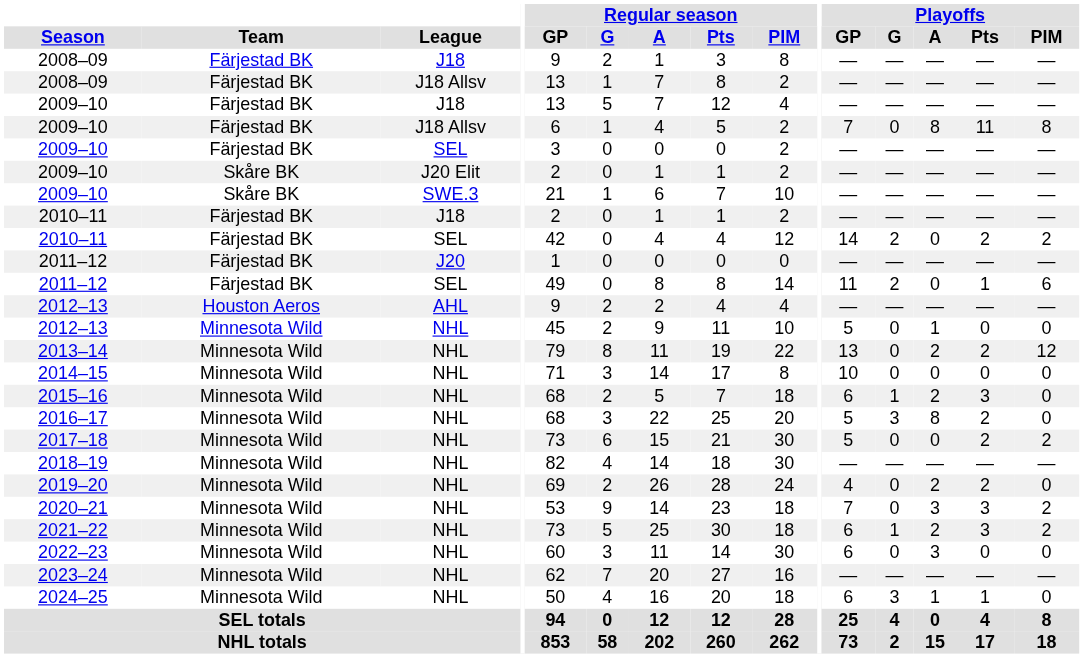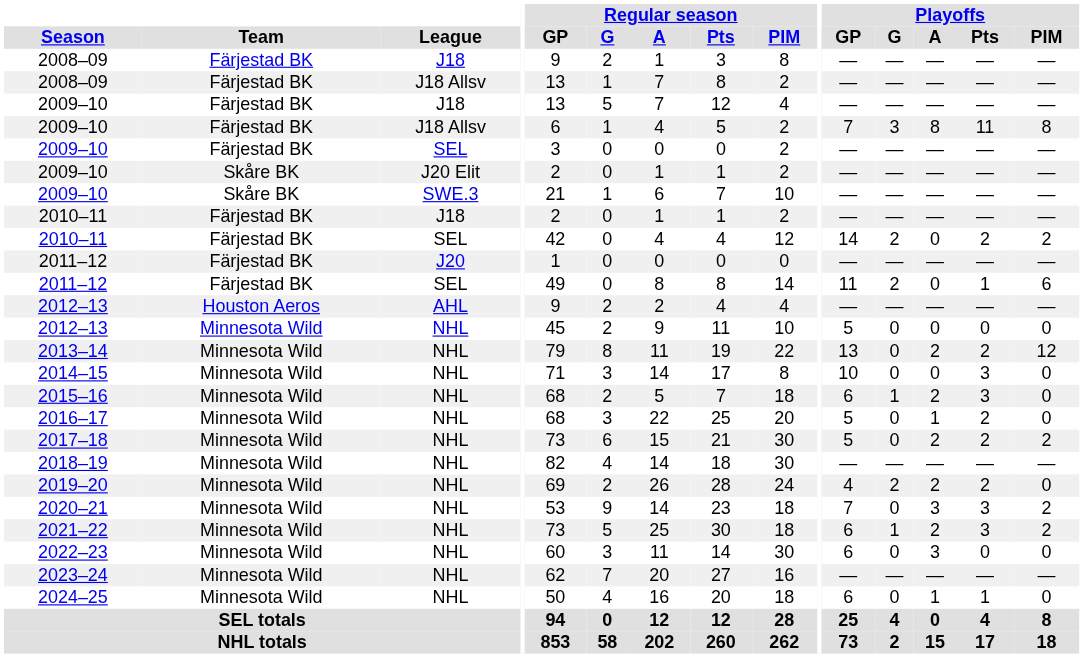(894, 127) 0 -> (894, 127) 3
(935, 328) 1 -> (935, 328) 0
(985, 373) 0 -> (985, 373) 3
(894, 418) 3 -> (894, 418) 0
(935, 418) 8 -> (935, 418) 1
(935, 440) 0 -> (935, 440) 2
(894, 485) 0 -> (894, 485) 2
(894, 597) 3 -> (894, 597) 0
